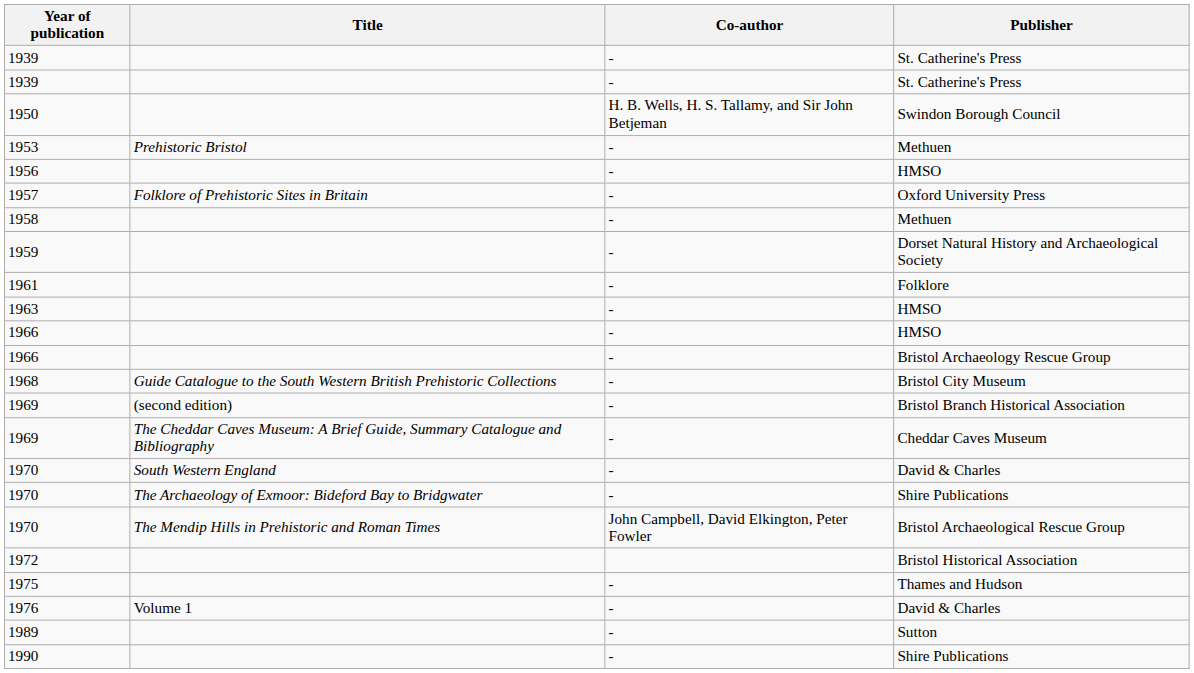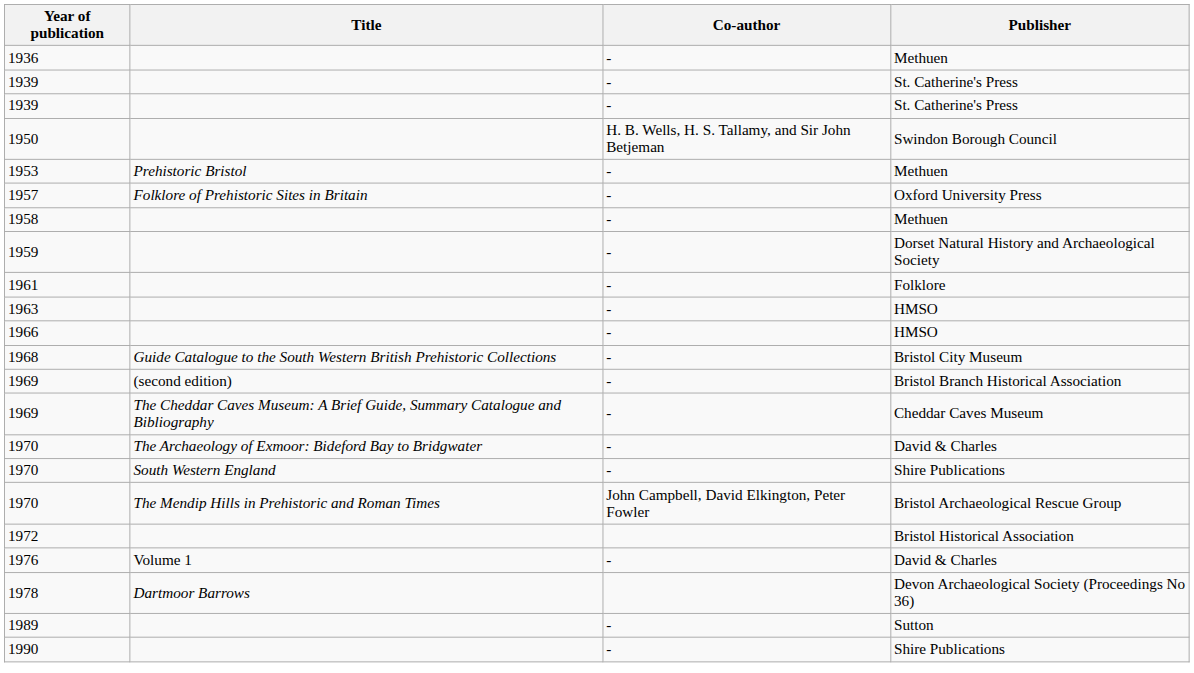+ row: (23, 57)
- row: (23, 171)
- row: (23, 357)
(205, 470) South Western England -> (308, 446) The Archaeology of Exmoor: Bideford Bay to Bridgwater
(308, 494) The Archaeology of Exmoor: Bideford Bay to Bridgwater -> (205, 470) South Western England
- row: (23, 584)
+ row: (23, 592)
